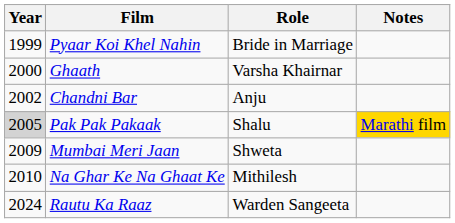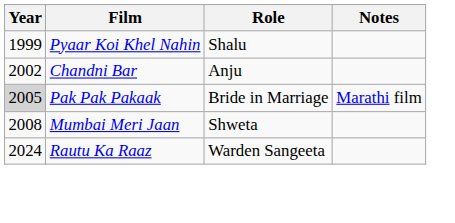(293, 44) Bride in Marriage -> (227, 44) Shalu
- row: (75, 71)
(252, 124) Shalu -> (268, 97) Bride in Marriage
(403, 124) gold background -> (379, 97) no background
(25, 151) 2009 -> (25, 124) 2008
- row: (137, 177)
